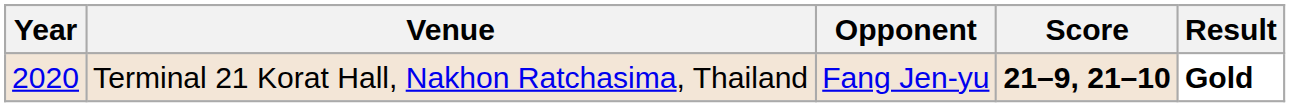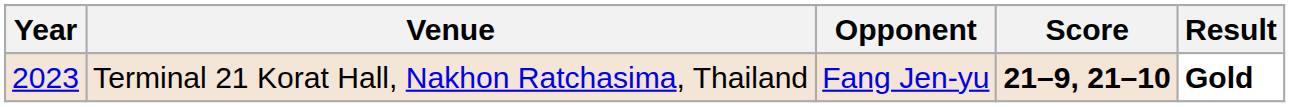(46, 77) 2020 -> (46, 77) 2023
